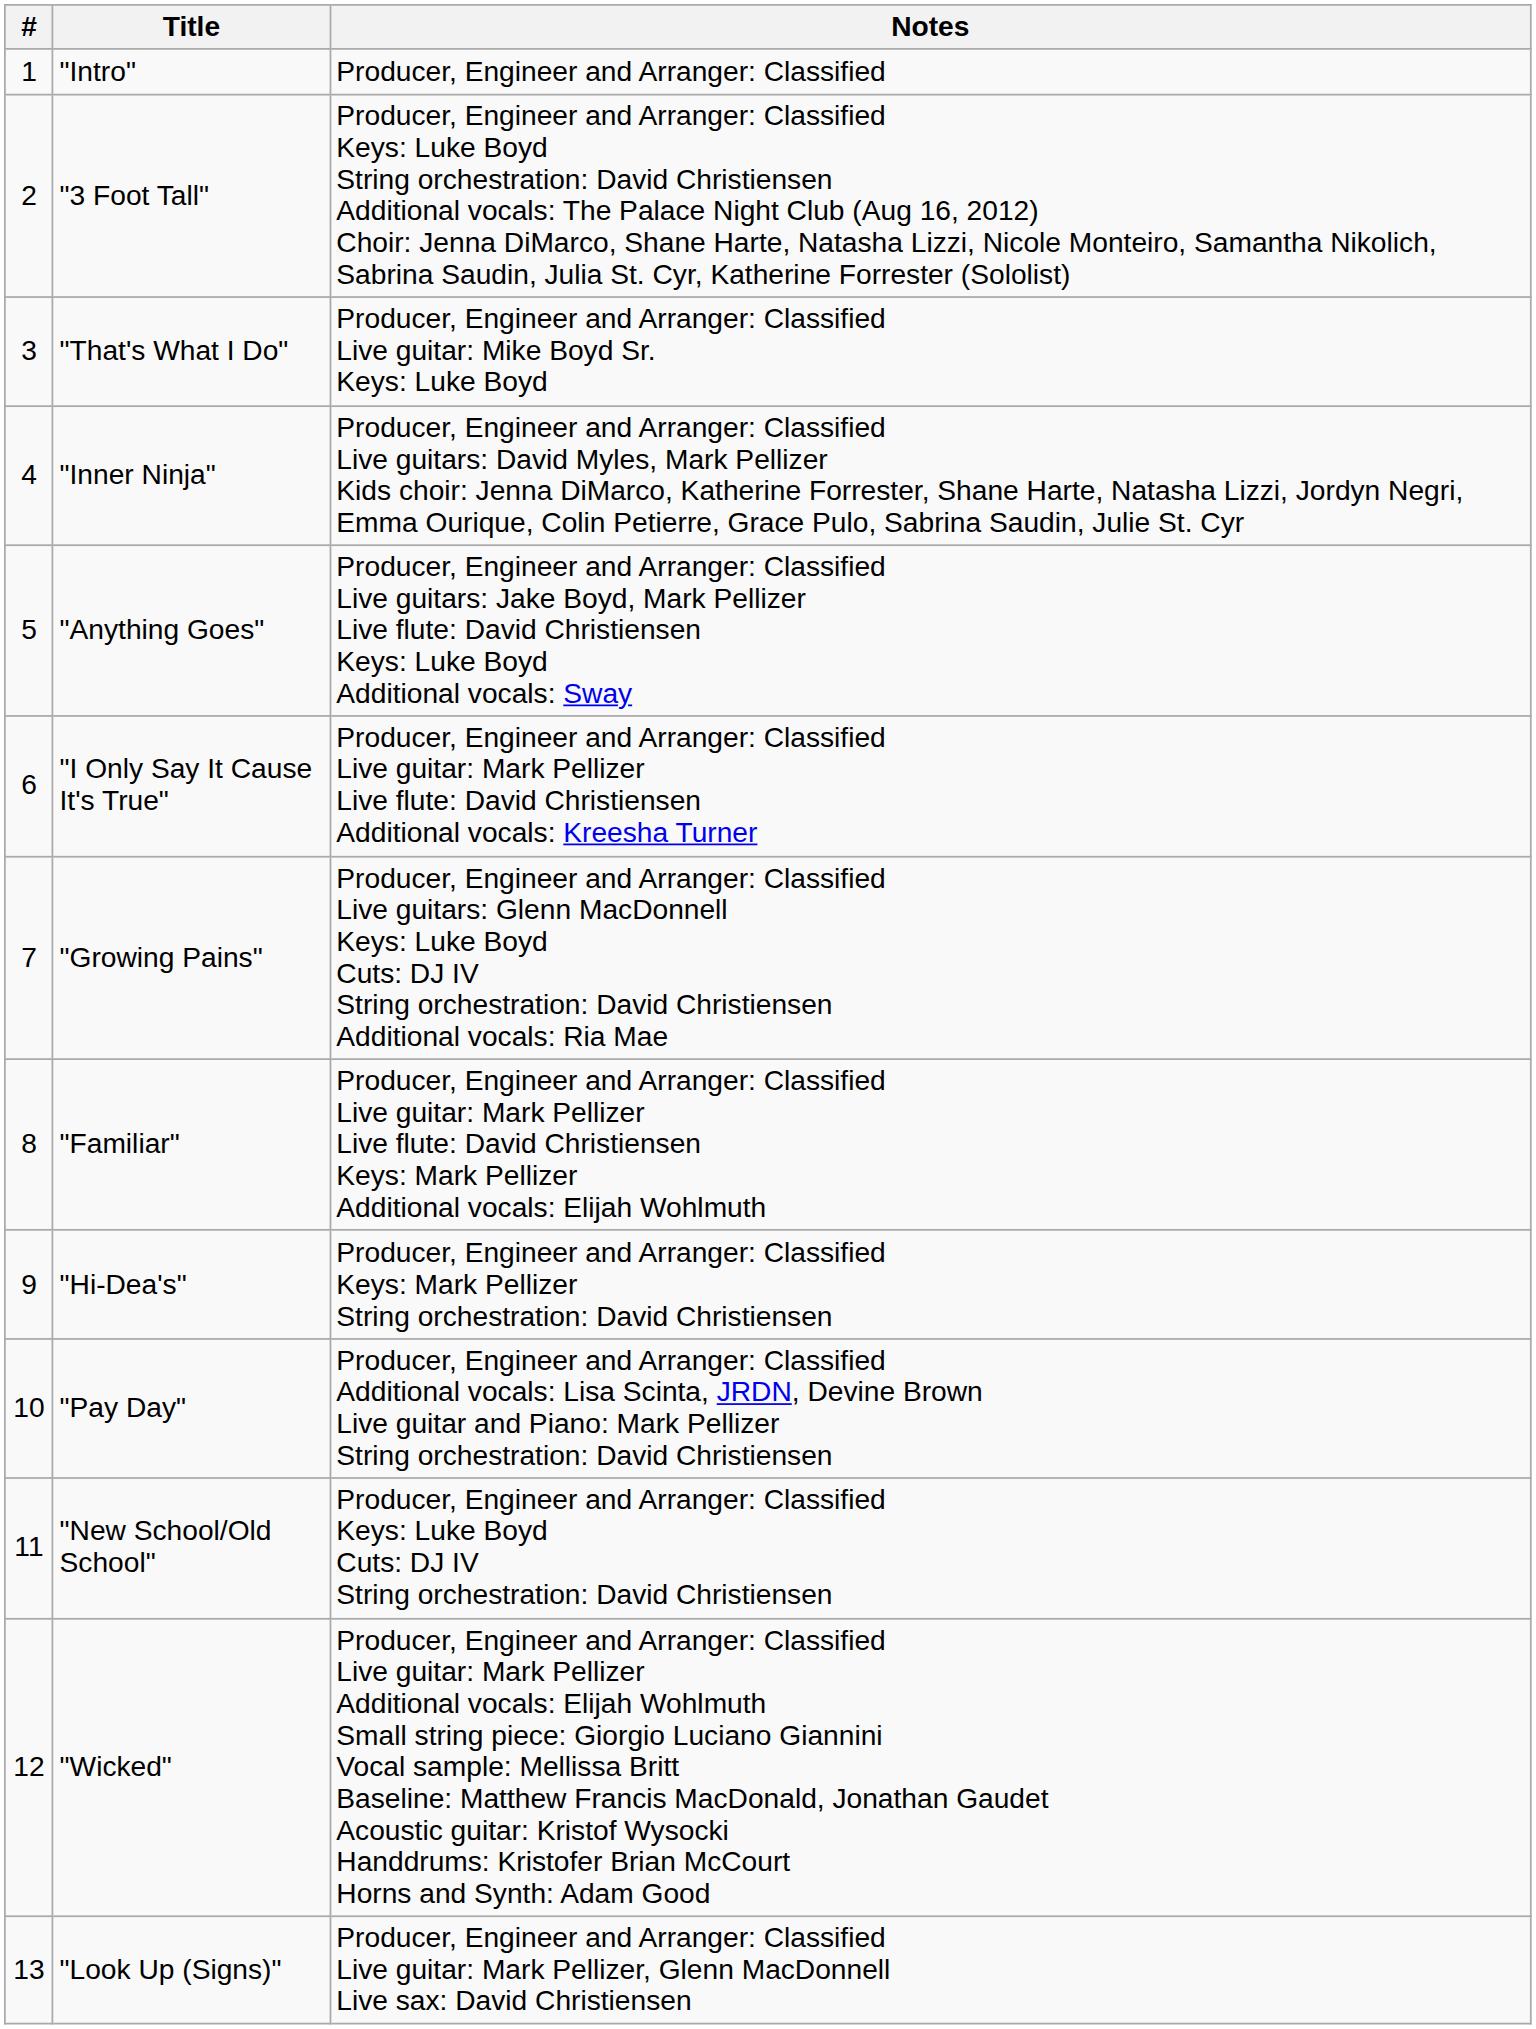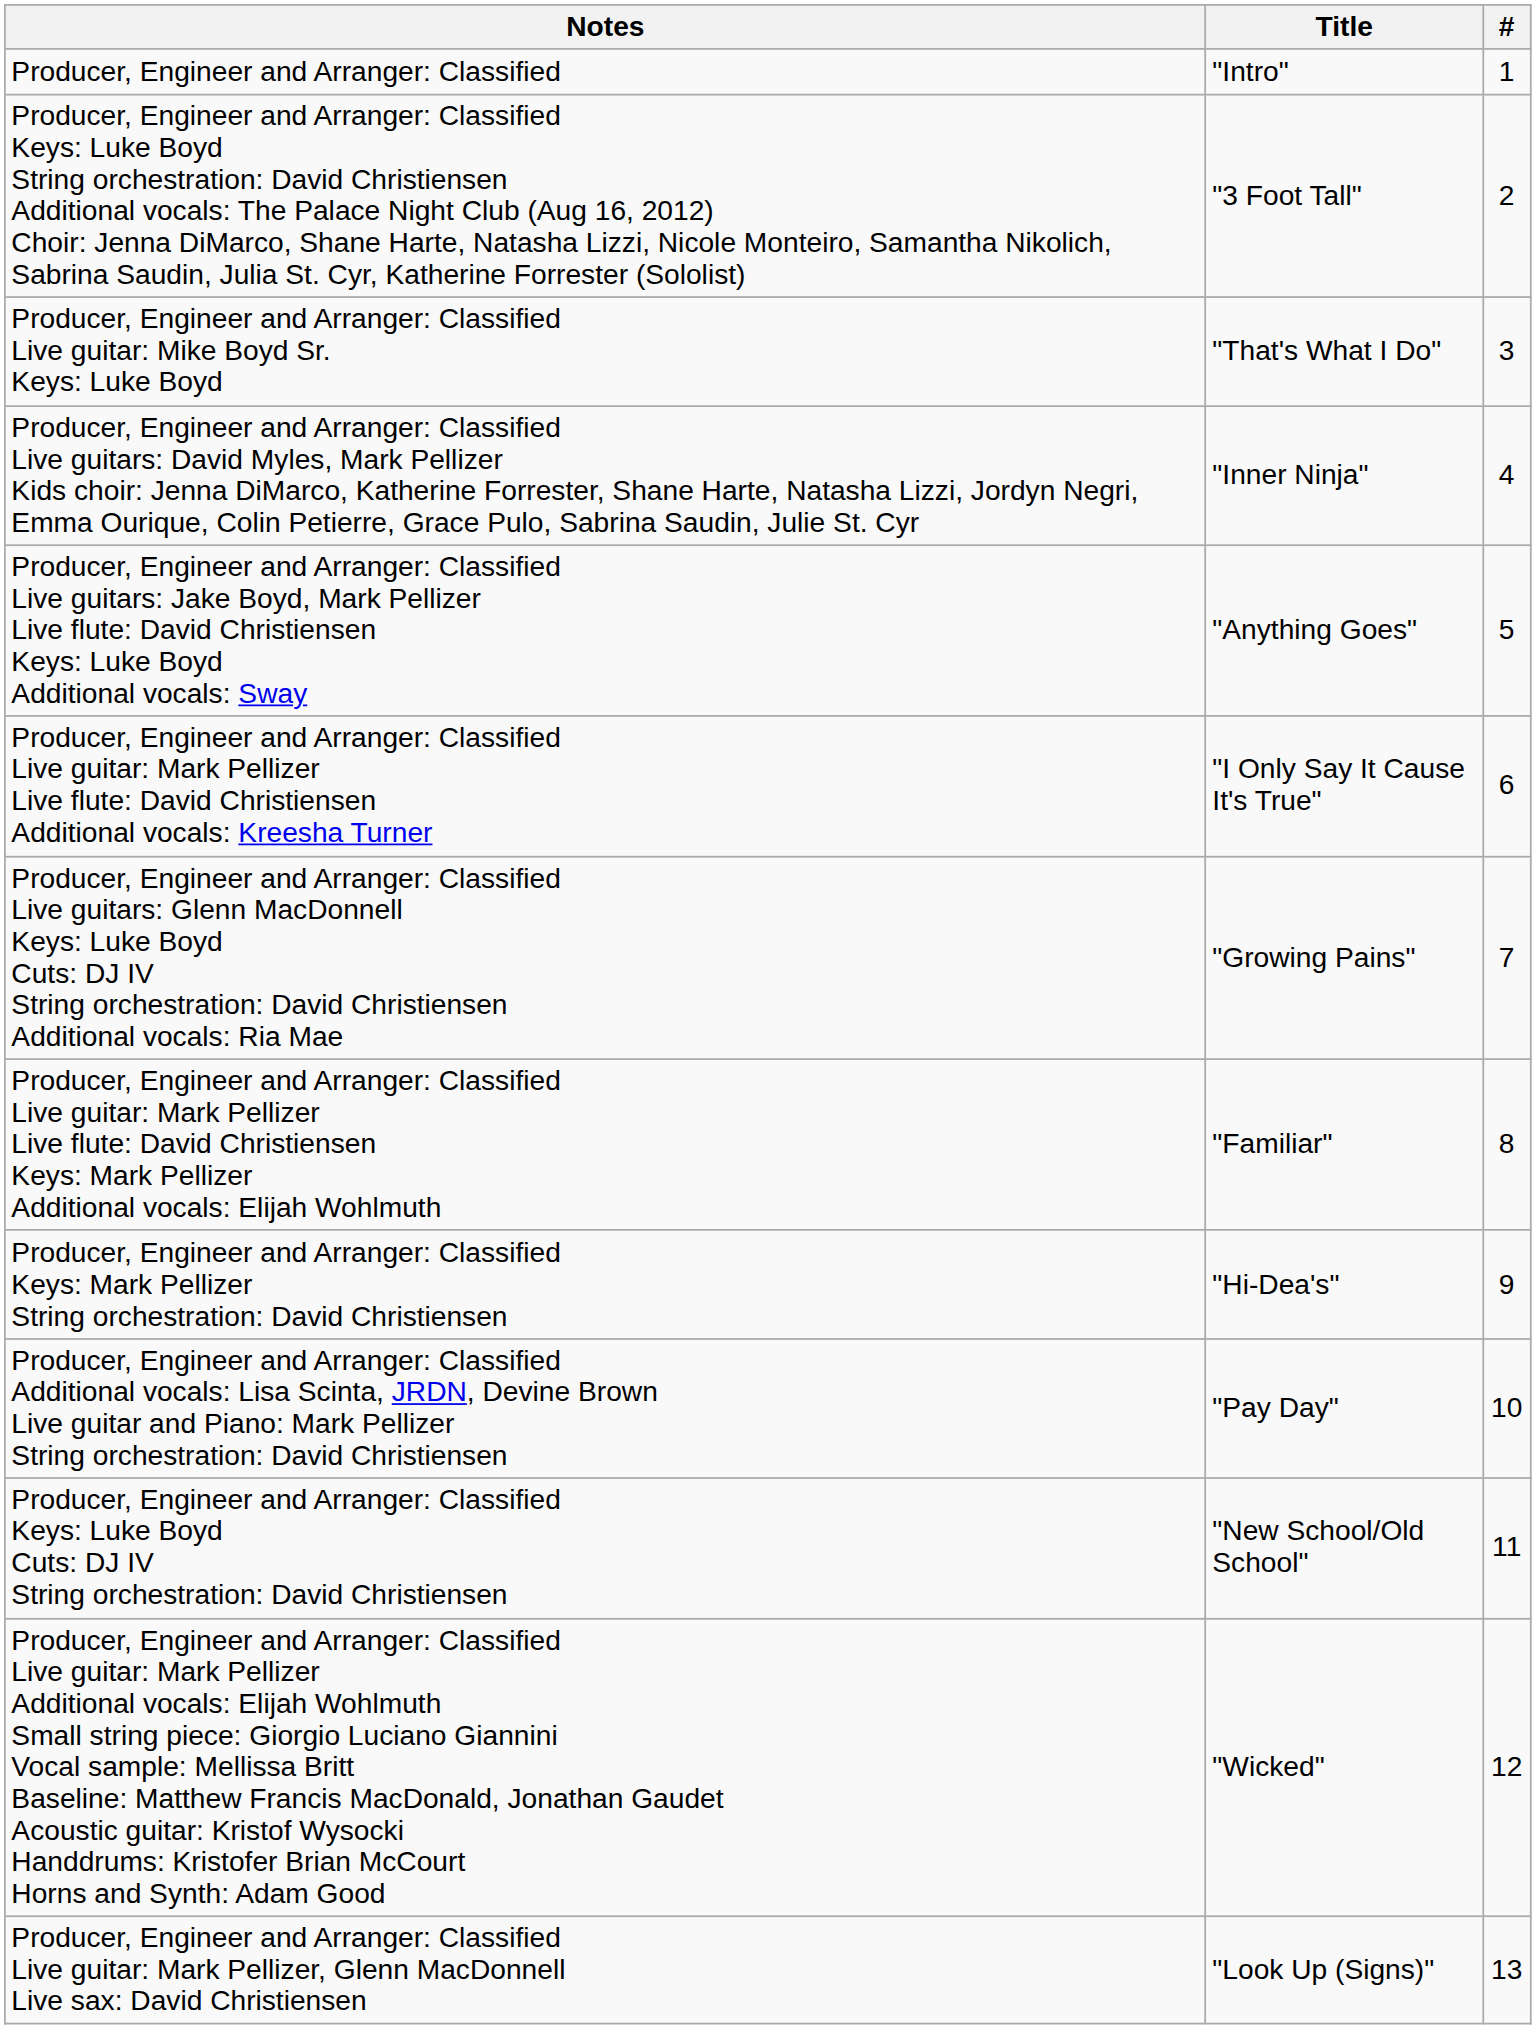columns swapped: (29, 26) <-> (930, 26)
